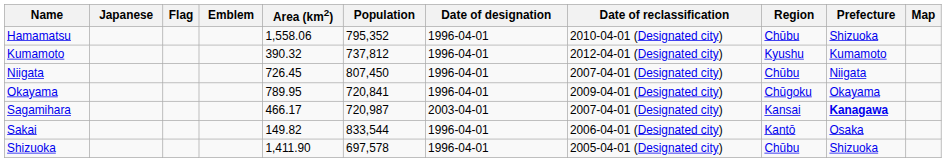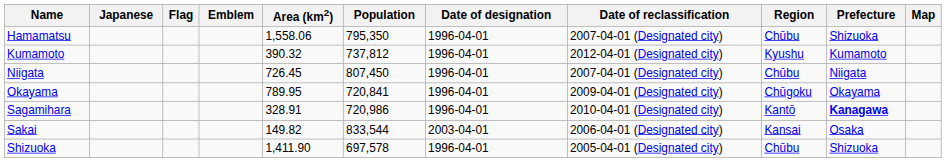(368, 35) 795,352 -> (368, 35) 795,350
(646, 35) 2010-04-01 (Designated city) -> (646, 35) 2007-04-01 (Designated city)
(284, 110) 466.17 -> (284, 110) 328.91
(368, 110) 720,987 -> (368, 110) 720,986
(458, 110) 2003-04-01 -> (458, 110) 1996-04-01
(646, 110) 2007-04-01 (Designated city) -> (646, 110) 2010-04-01 (Designated city)
(783, 110) Kansai -> (780, 110) Kantō
(458, 129) 1996-04-01 -> (458, 129) 2003-04-01
(780, 129) Kantō -> (783, 129) Kansai
